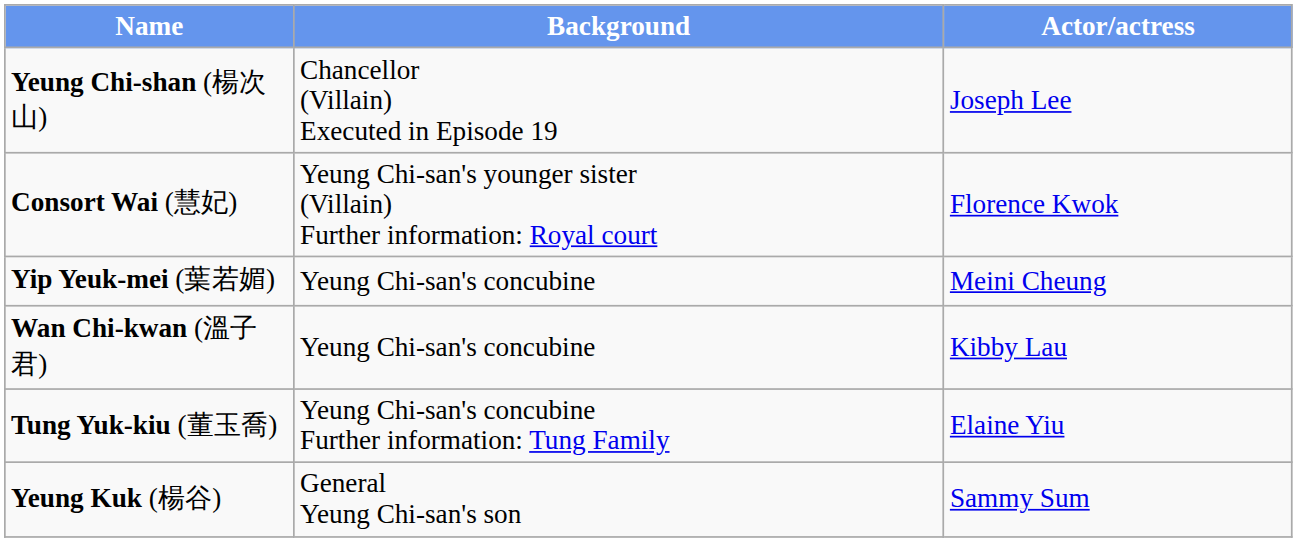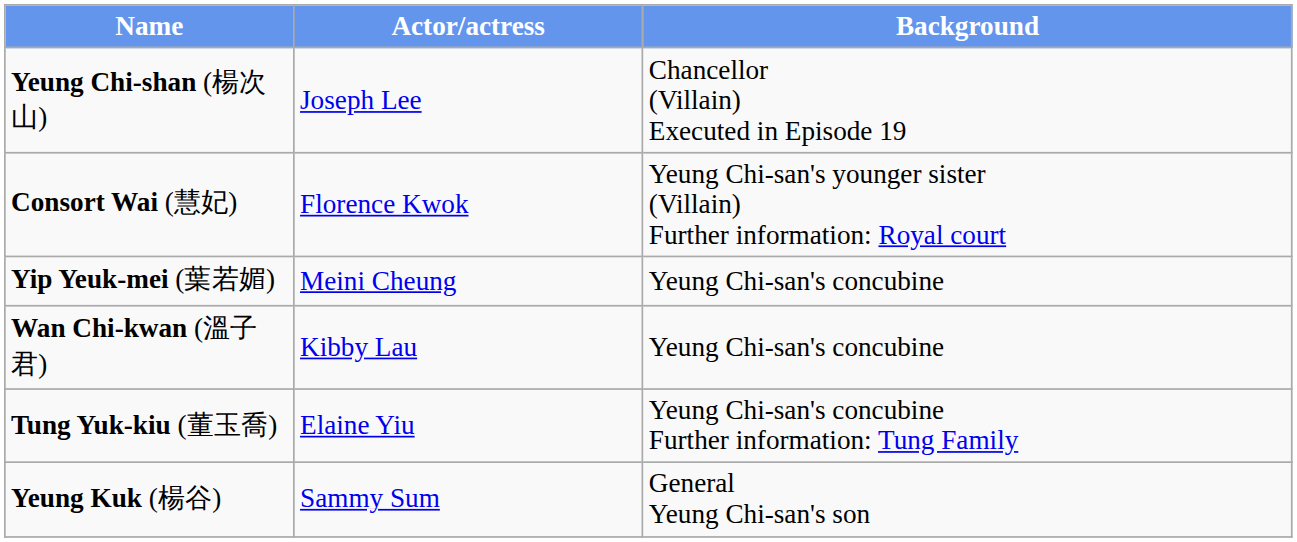columns swapped: (1118, 26) <-> (619, 26)
